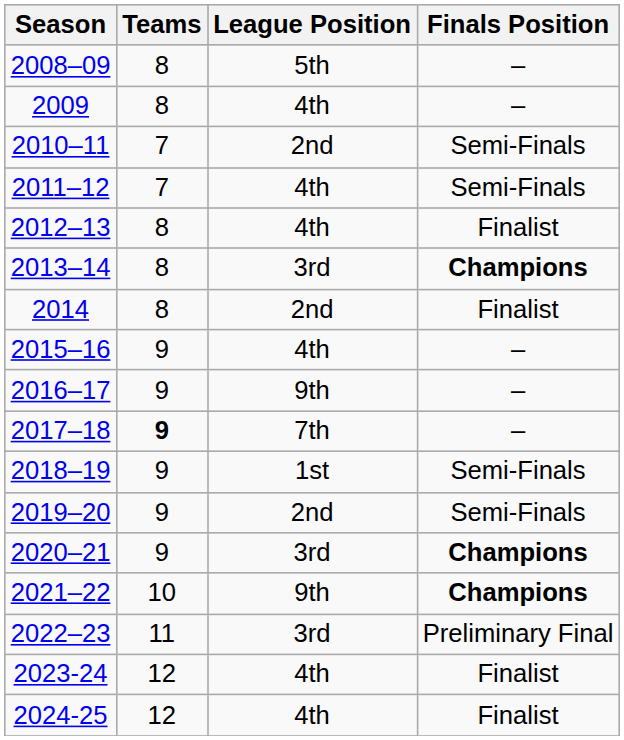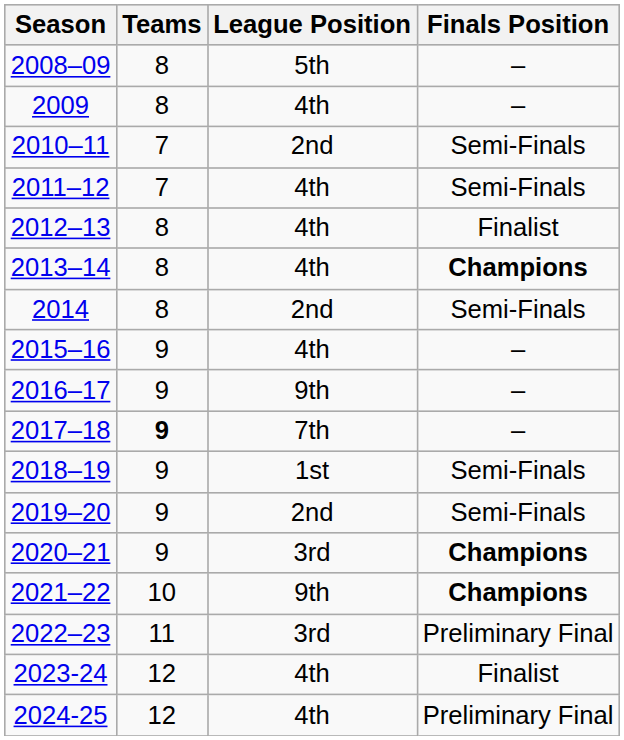(312, 268) 3rd -> (312, 268) 4th
(518, 308) Finalist -> (518, 308) Semi-Finals
(518, 715) Finalist -> (518, 715) Preliminary Final
